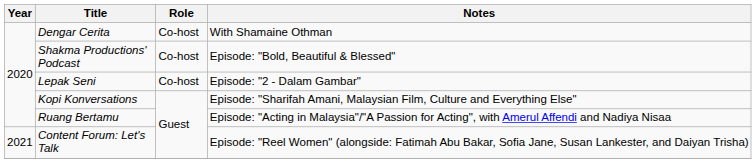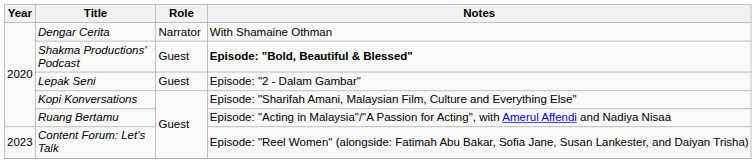(179, 31) Co-host -> (180, 31) Narrator
(179, 56) Co-host -> (174, 56) Guest
(303, 56) normal -> (311, 56) bold
(179, 81) Co-host -> (174, 81) Guest
(20, 142) 2021 -> (20, 142) 2023
